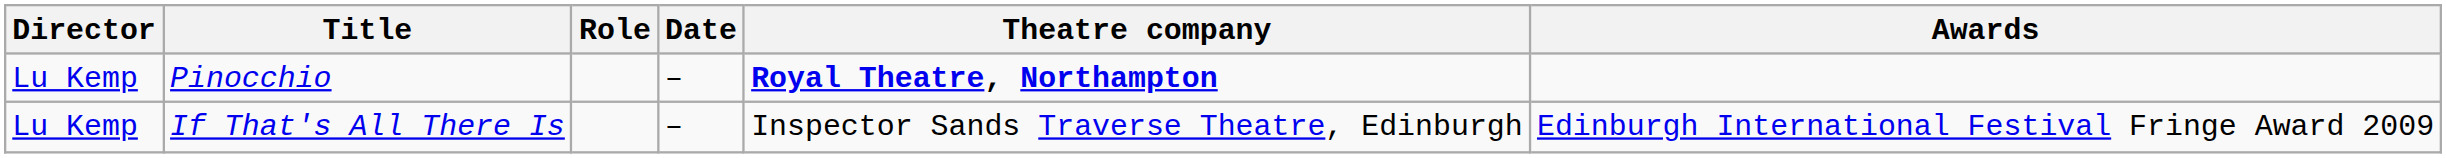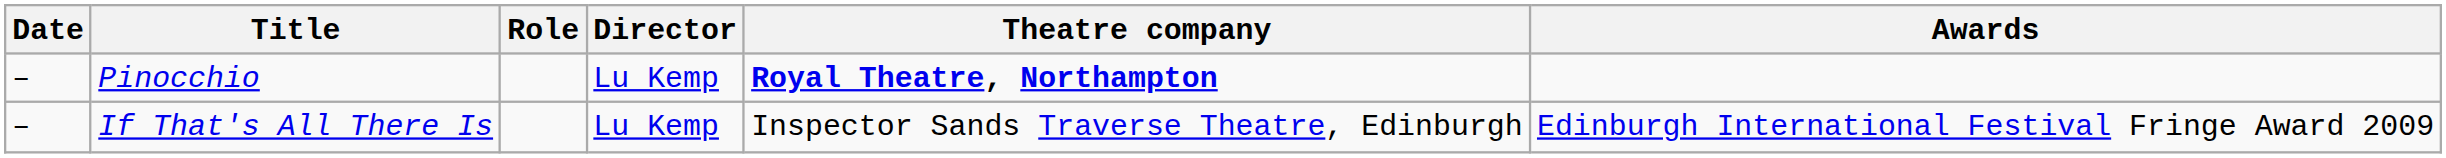columns swapped: (701, 30) <-> (84, 30)
